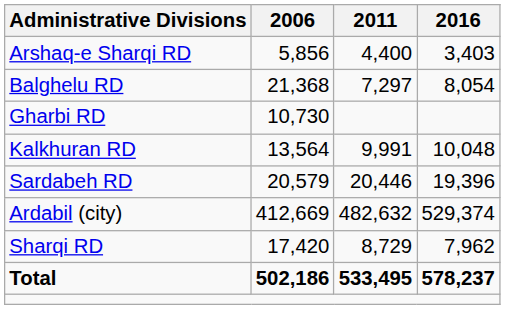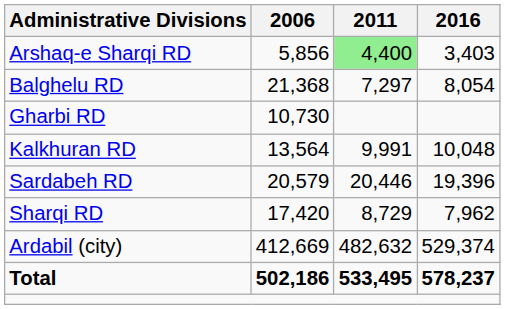(387, 52) no background -> (387, 52) lightgreen background
rows swapped: (56, 246) <-> (66, 213)
